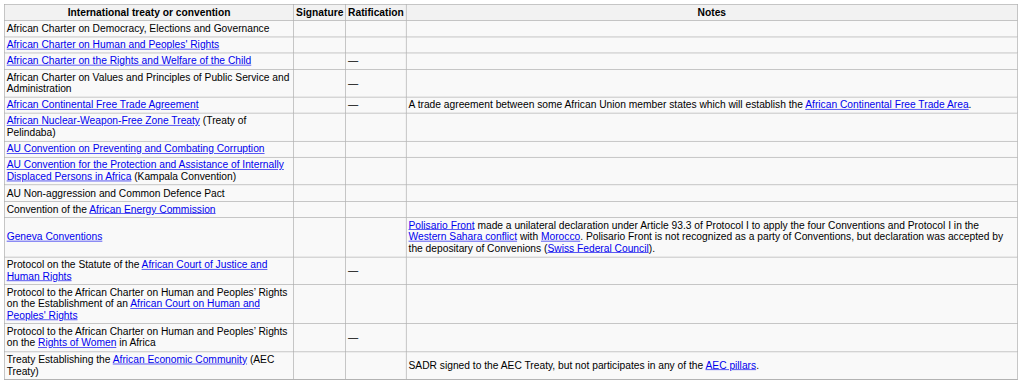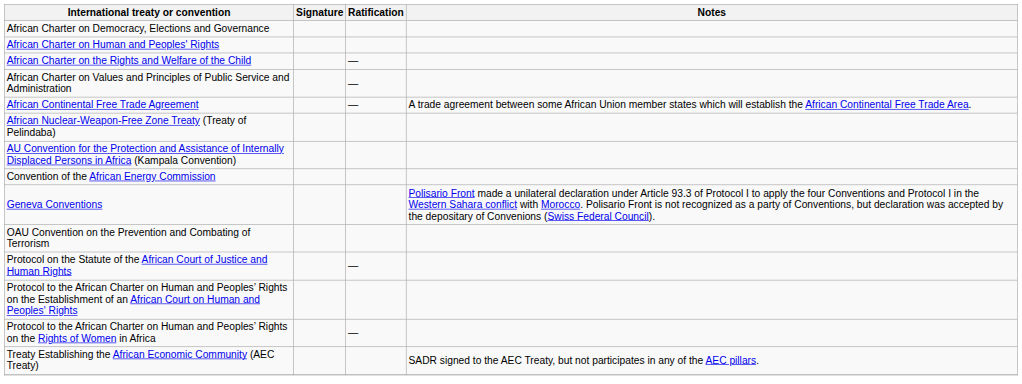- row: (136, 149)
- row: (116, 193)
+ row: (128, 238)
